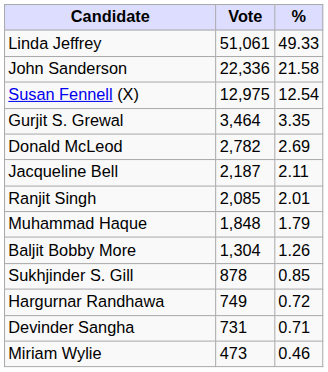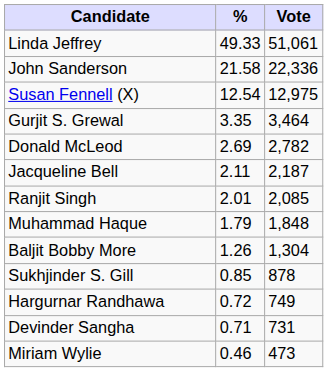columns swapped: (245, 17) <-> (299, 17)
